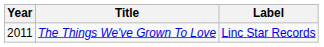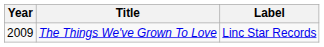(20, 32) 2011 -> (20, 32) 2009
